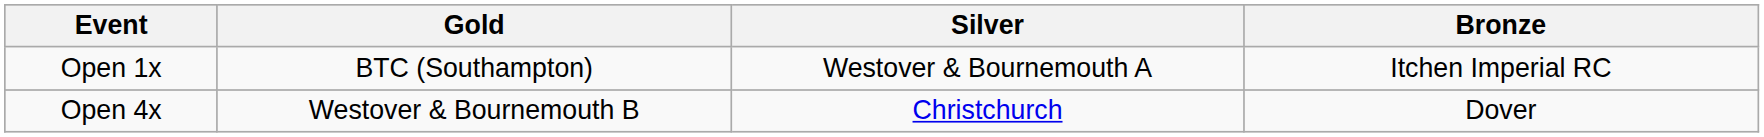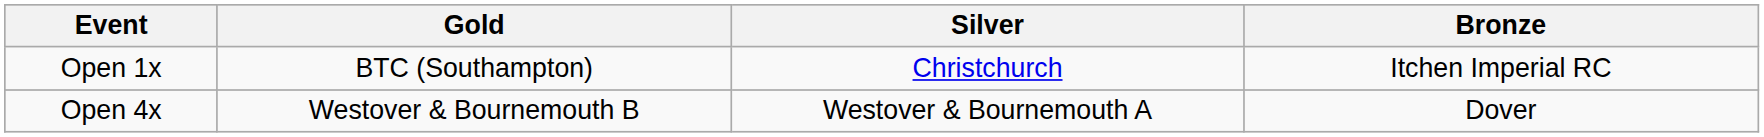(988, 68) Westover & Bournemouth A -> (988, 68) Christchurch
(988, 110) Christchurch -> (988, 110) Westover & Bournemouth A
